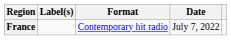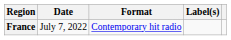columns swapped: (196, 12) <-> (57, 12)
